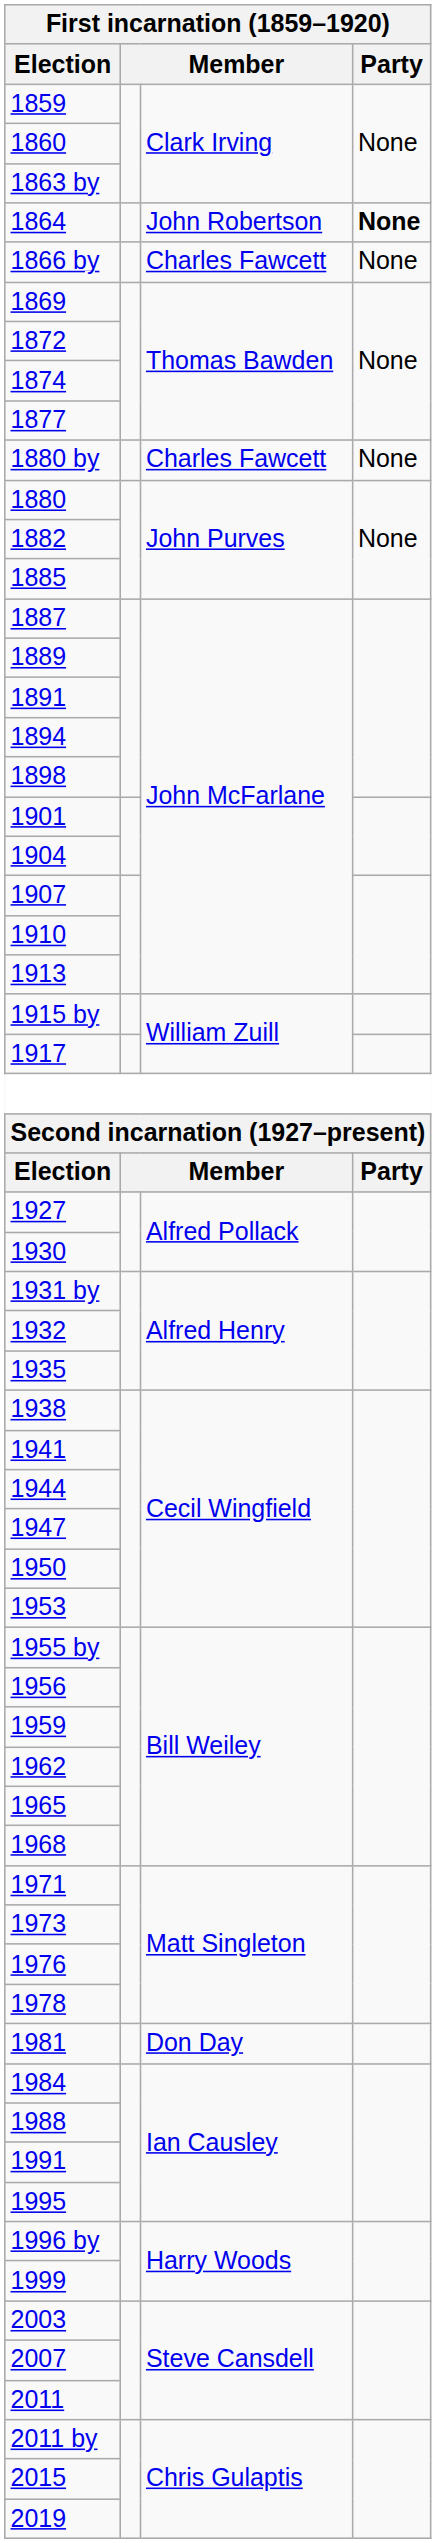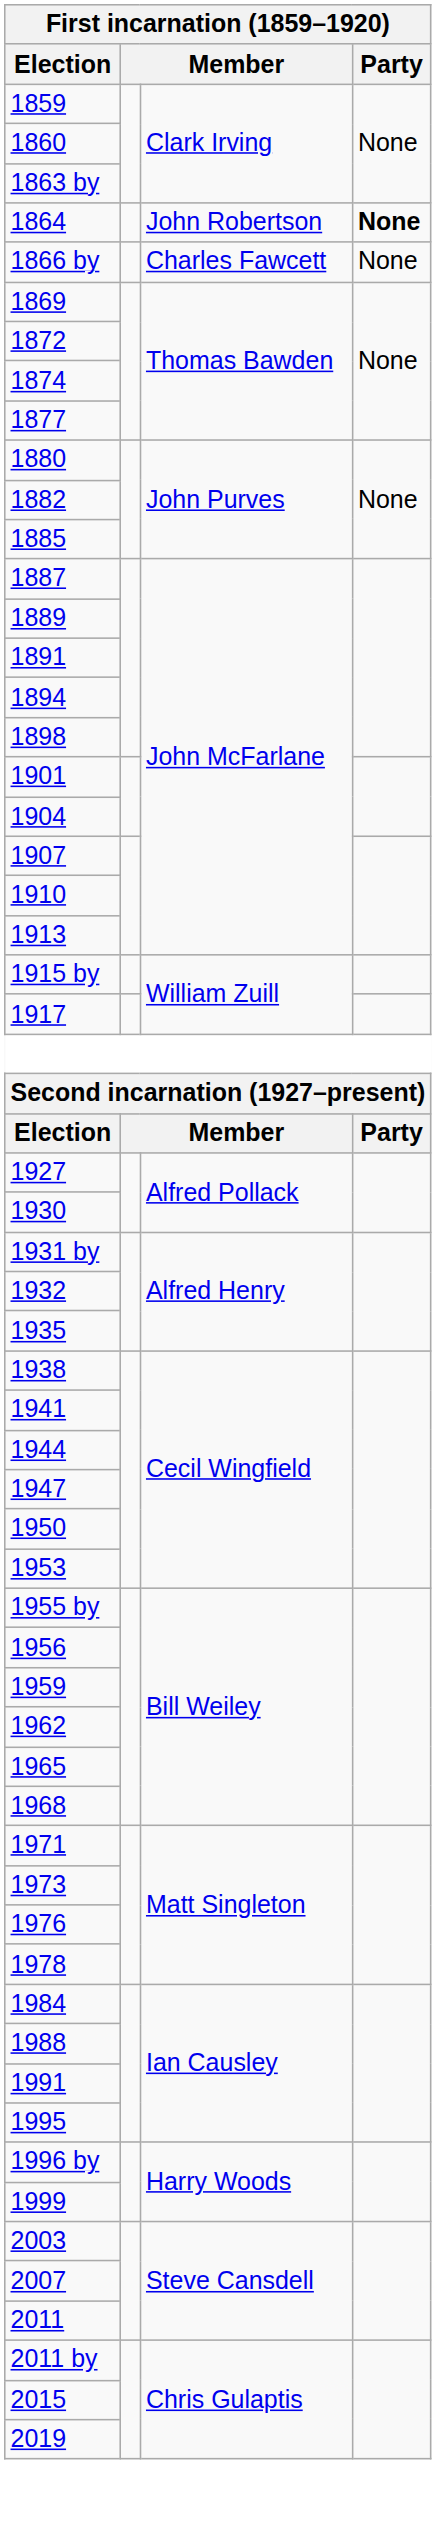- row: (55, 459)
- row: (38, 2043)
